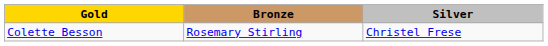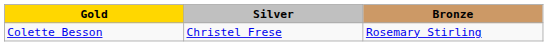columns swapped: (453, 14) <-> (274, 14)
